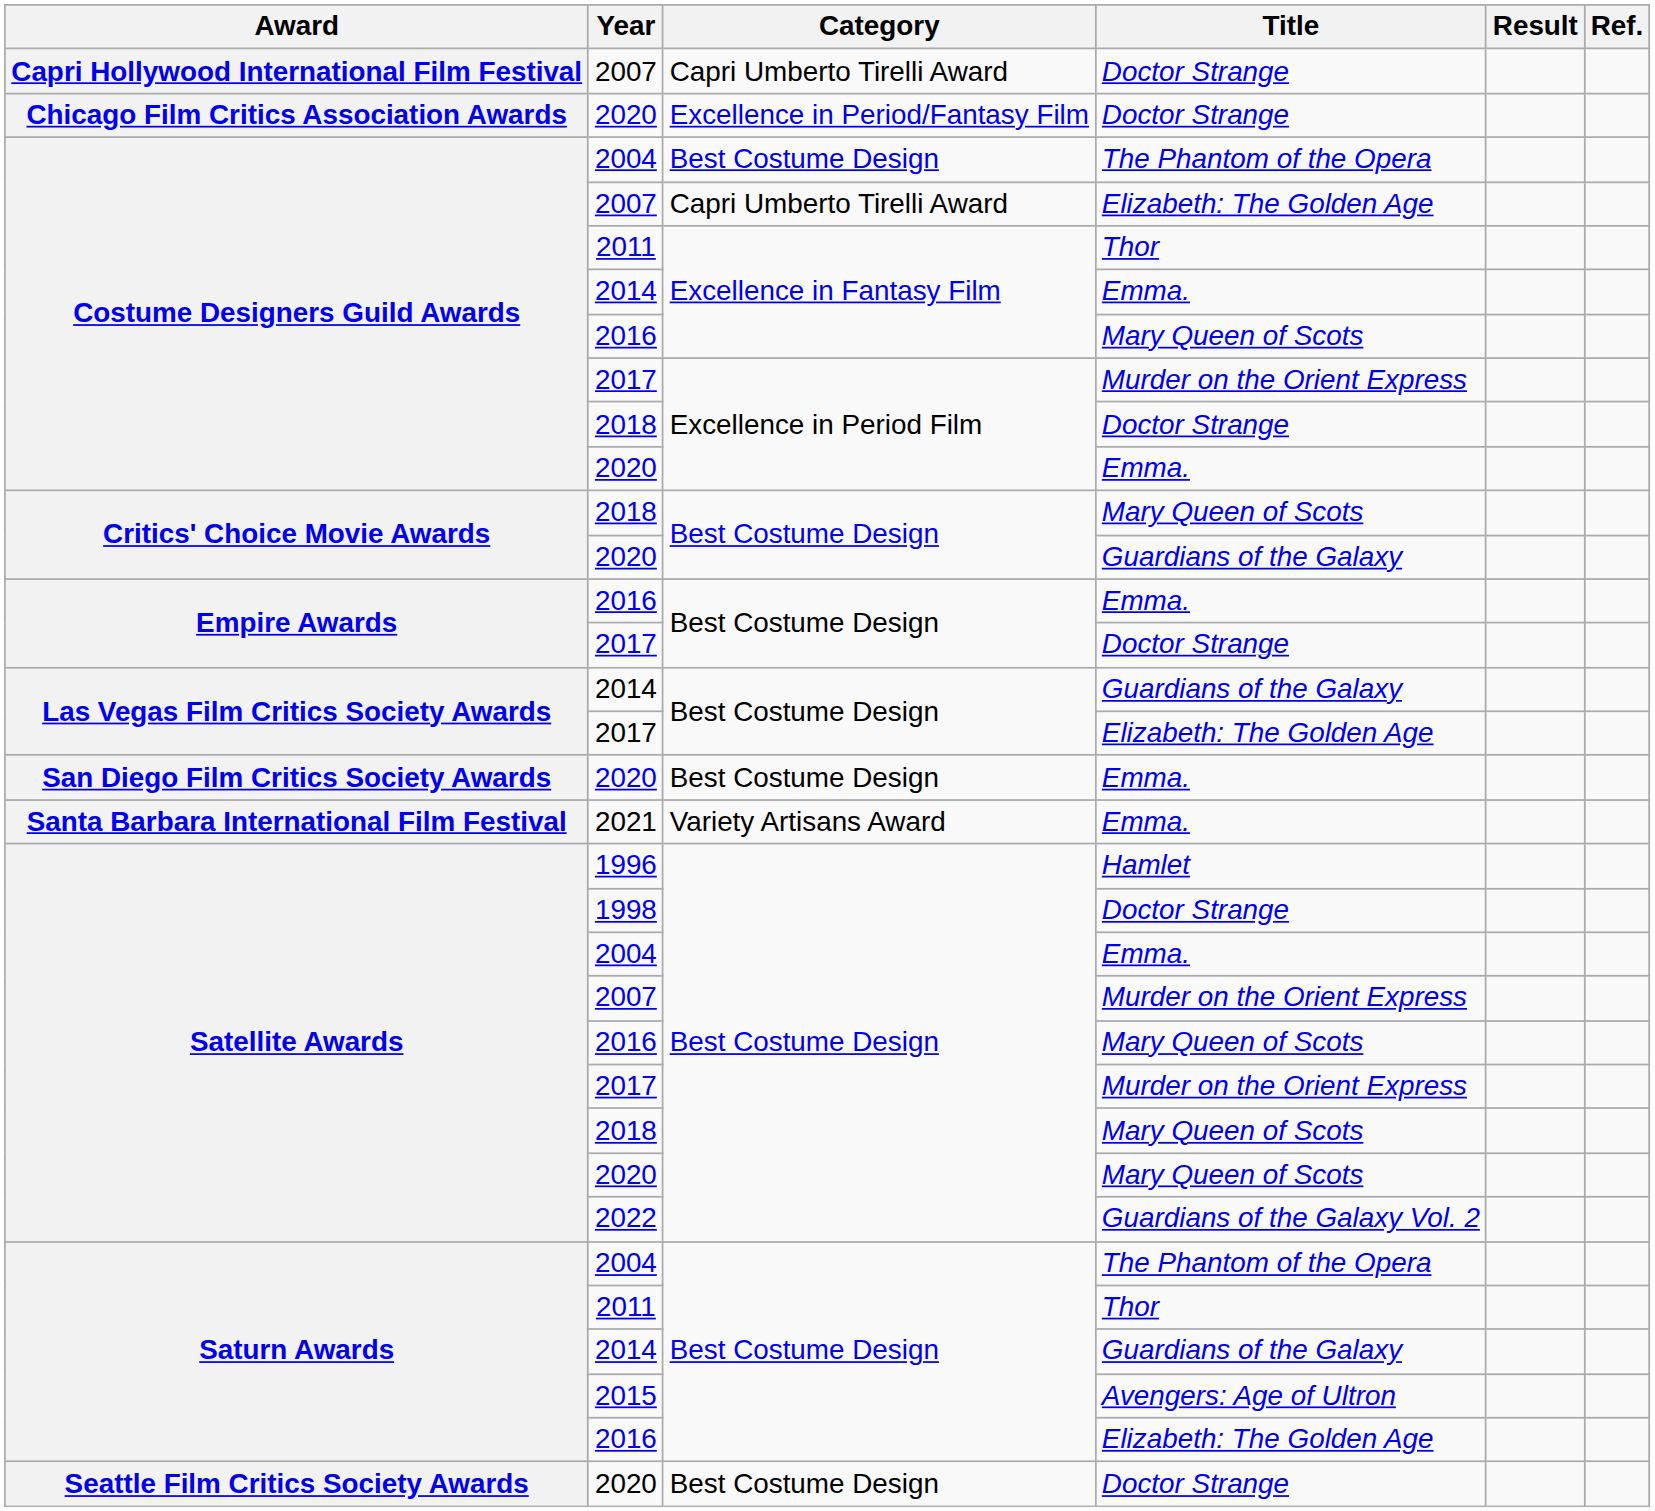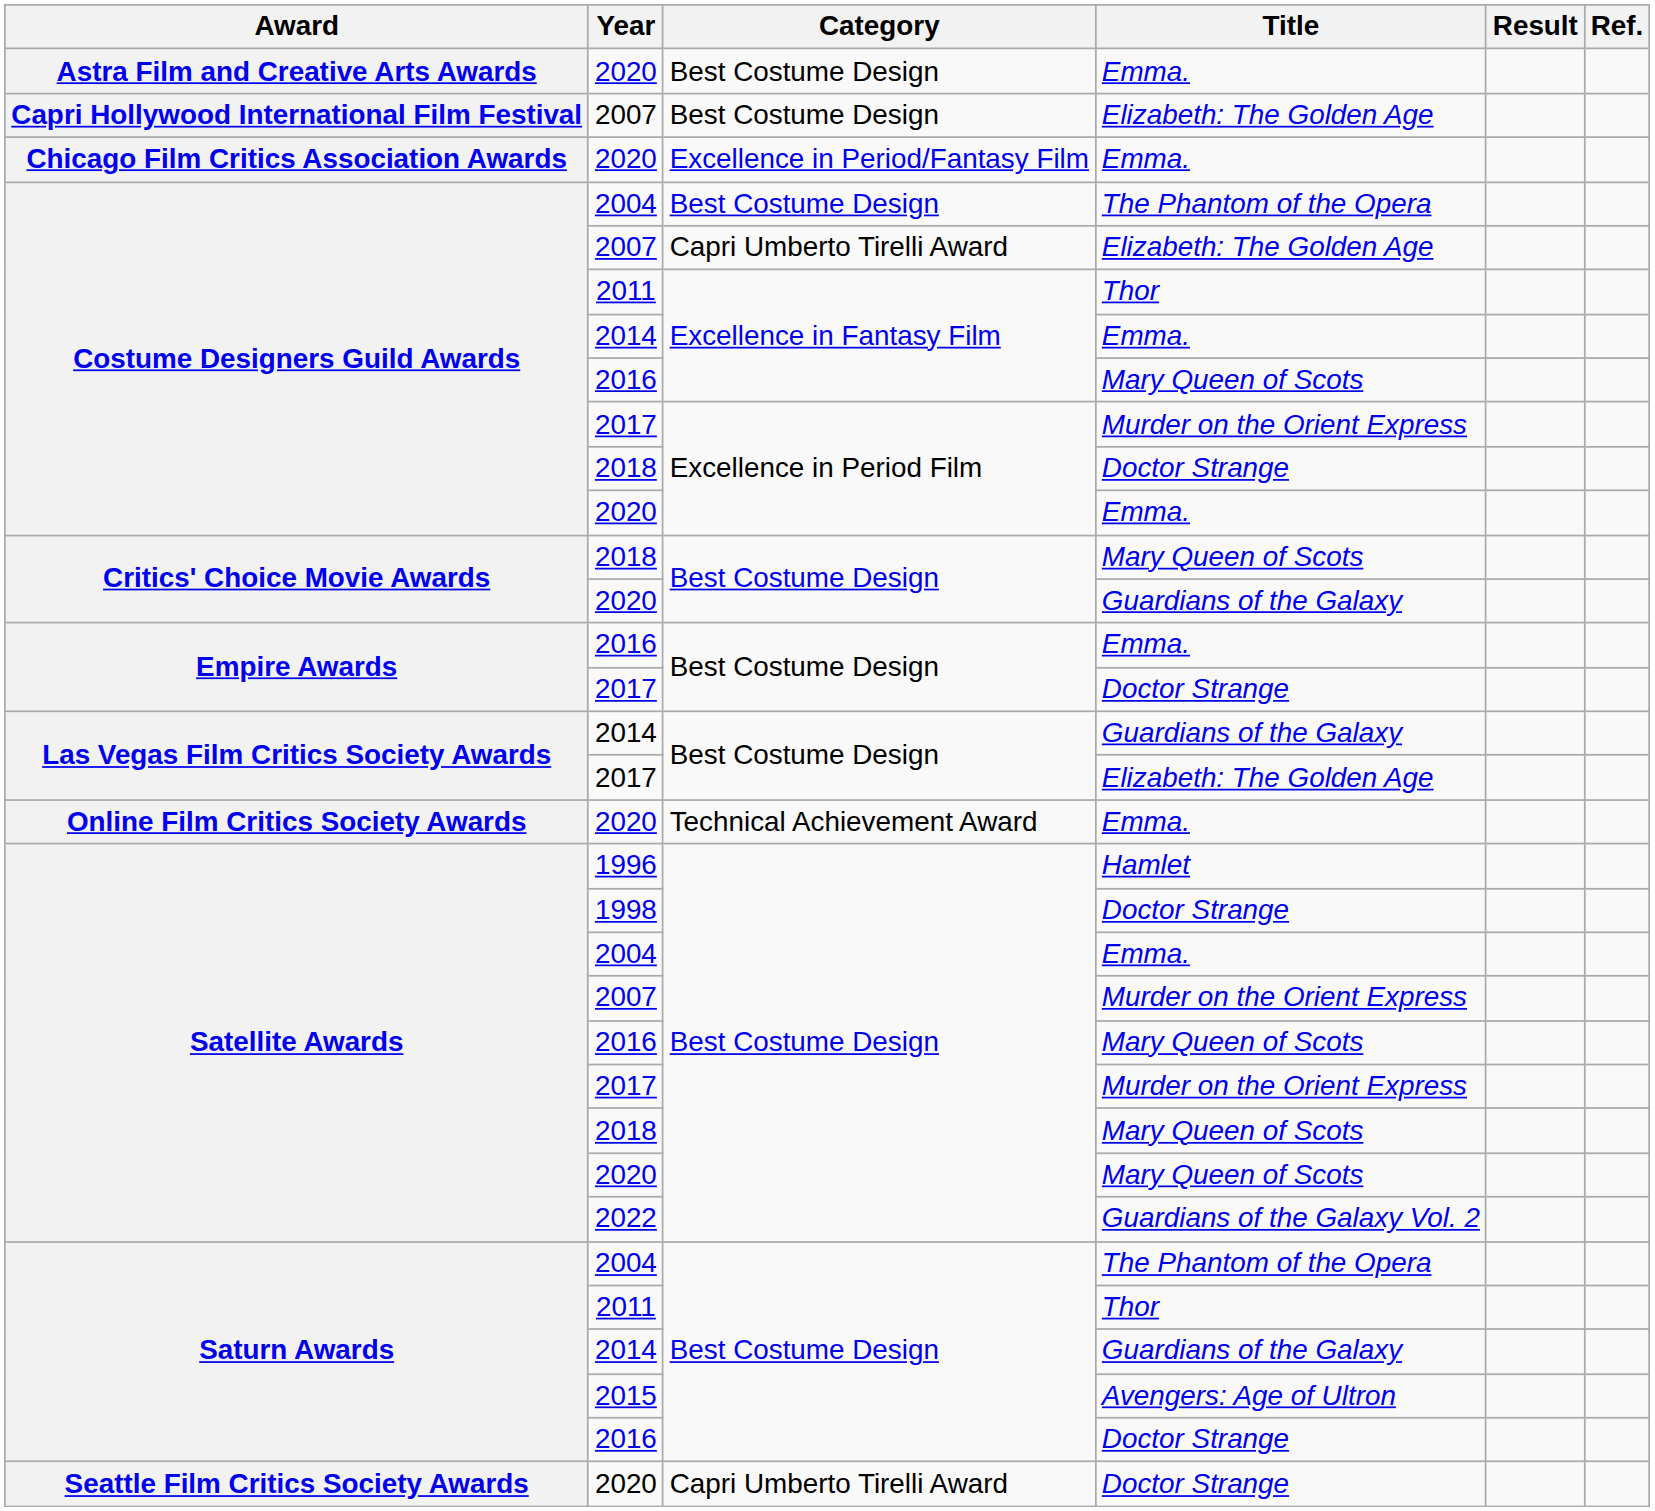+ row: (297, 70)
(839, 70) Capri Umberto Tirelli Award -> (804, 114) Best Costume Design
(1195, 70) Doctor Strange -> (1268, 114) Elizabeth: The Golden Age
(1195, 114) Doctor Strange -> (1146, 159) Emma.
+ row: (297, 821)
- row: (297, 777)
- row: (297, 821)
(1268, 1439) Elizabeth: The Golden Age -> (1195, 1439) Doctor Strange
(804, 1483) Best Costume Design -> (839, 1483) Capri Umberto Tirelli Award
